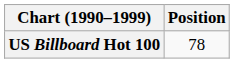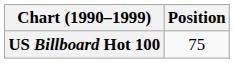(197, 44) 78 -> (197, 44) 75
